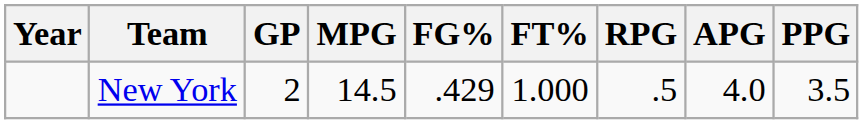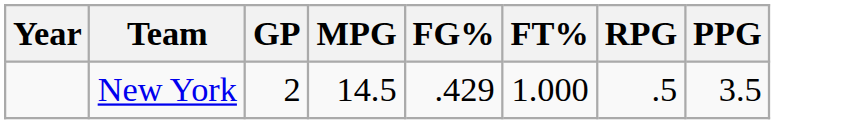- column: (729, 33)
